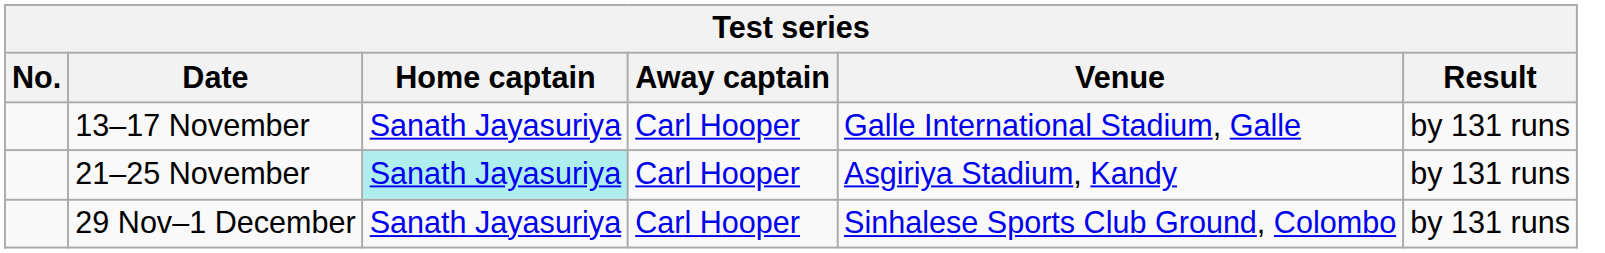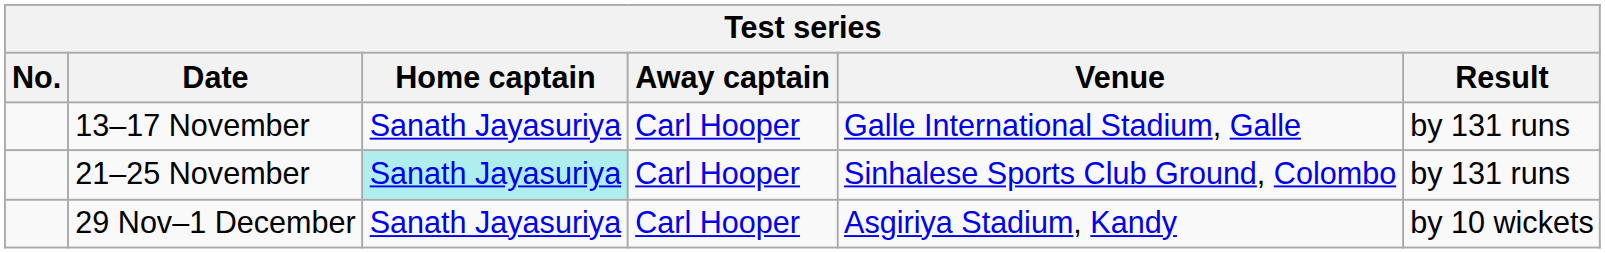(1011, 174) Asgiriya Stadium, Kandy -> (1120, 174) Sinhalese Sports Club Ground, Colombo
(1120, 222) Sinhalese Sports Club Ground, Colombo -> (1011, 222) Asgiriya Stadium, Kandy
(1490, 222) by 131 runs -> (1502, 222) by 10 wickets
